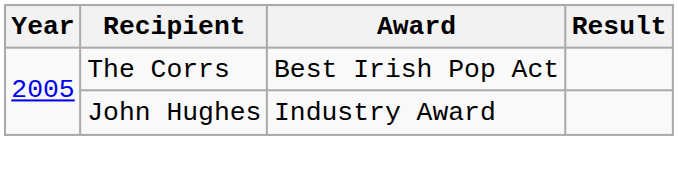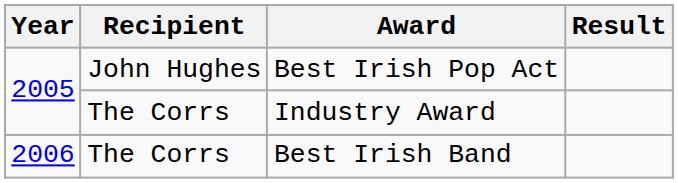(159, 70) The Corrs -> (174, 70) John Hughes
(174, 113) John Hughes -> (159, 113) The Corrs
+ row: (393, 156)
